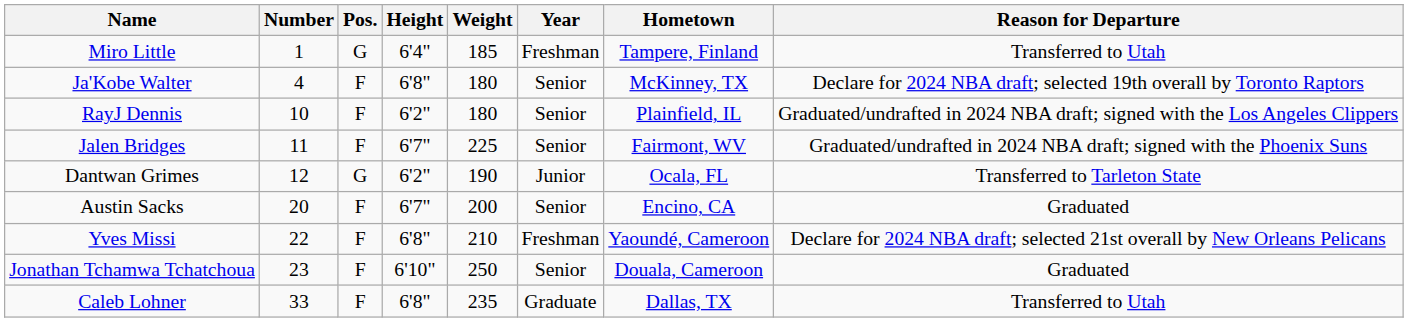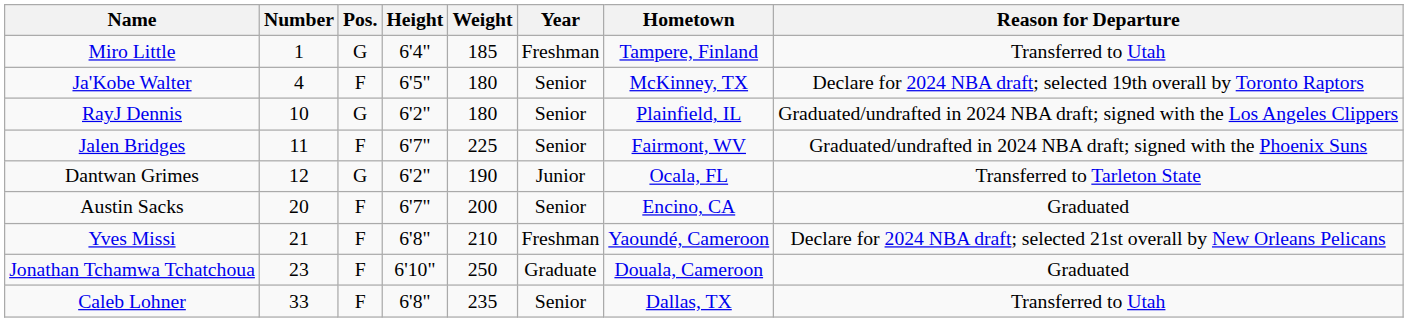(415, 82) 6'8" -> (415, 82) 6'5"
(360, 113) F -> (360, 113) G
(299, 238) 22 -> (299, 238) 21
(560, 269) Senior -> (560, 269) Graduate
(560, 301) Graduate -> (560, 301) Senior
